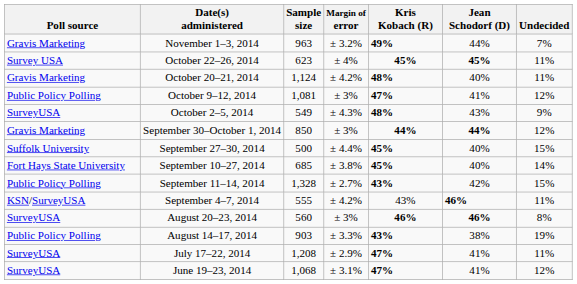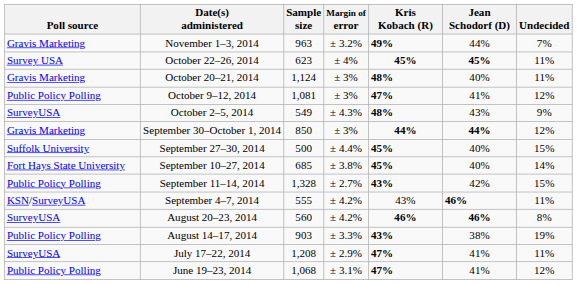(346, 78) ± 4.2% -> (346, 78) ± 3%
(346, 218) ± 3% -> (346, 218) ± 4.2%
(34, 270) SurveyUSA -> (54, 270) Public Policy Polling
